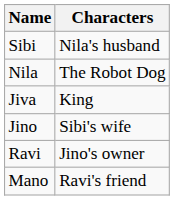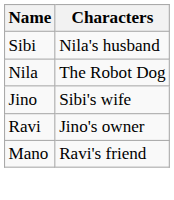- row: (22, 99)
